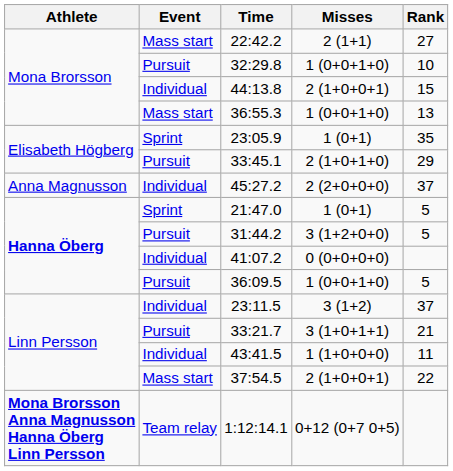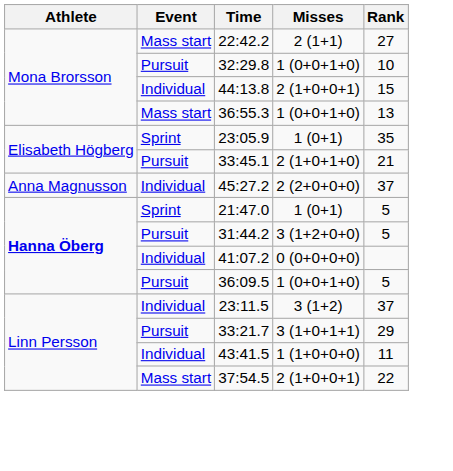(426, 162) 29 -> (386, 162) 21
(426, 330) 21 -> (386, 330) 29
- row: (256, 428)
